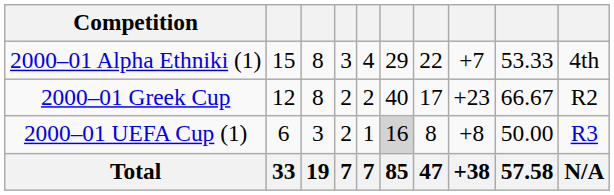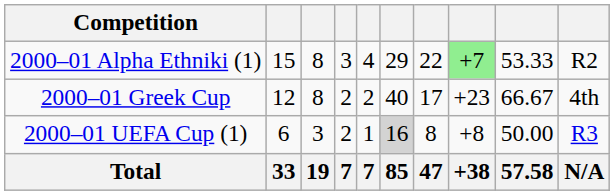(472, 60) no background -> (472, 60) lightgreen background
(584, 60) 4th -> (584, 60) R2
(584, 97) R2 -> (584, 97) 4th
